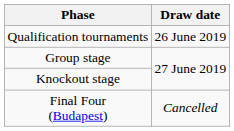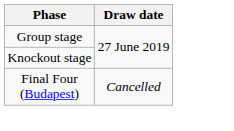- row: (78, 36)
